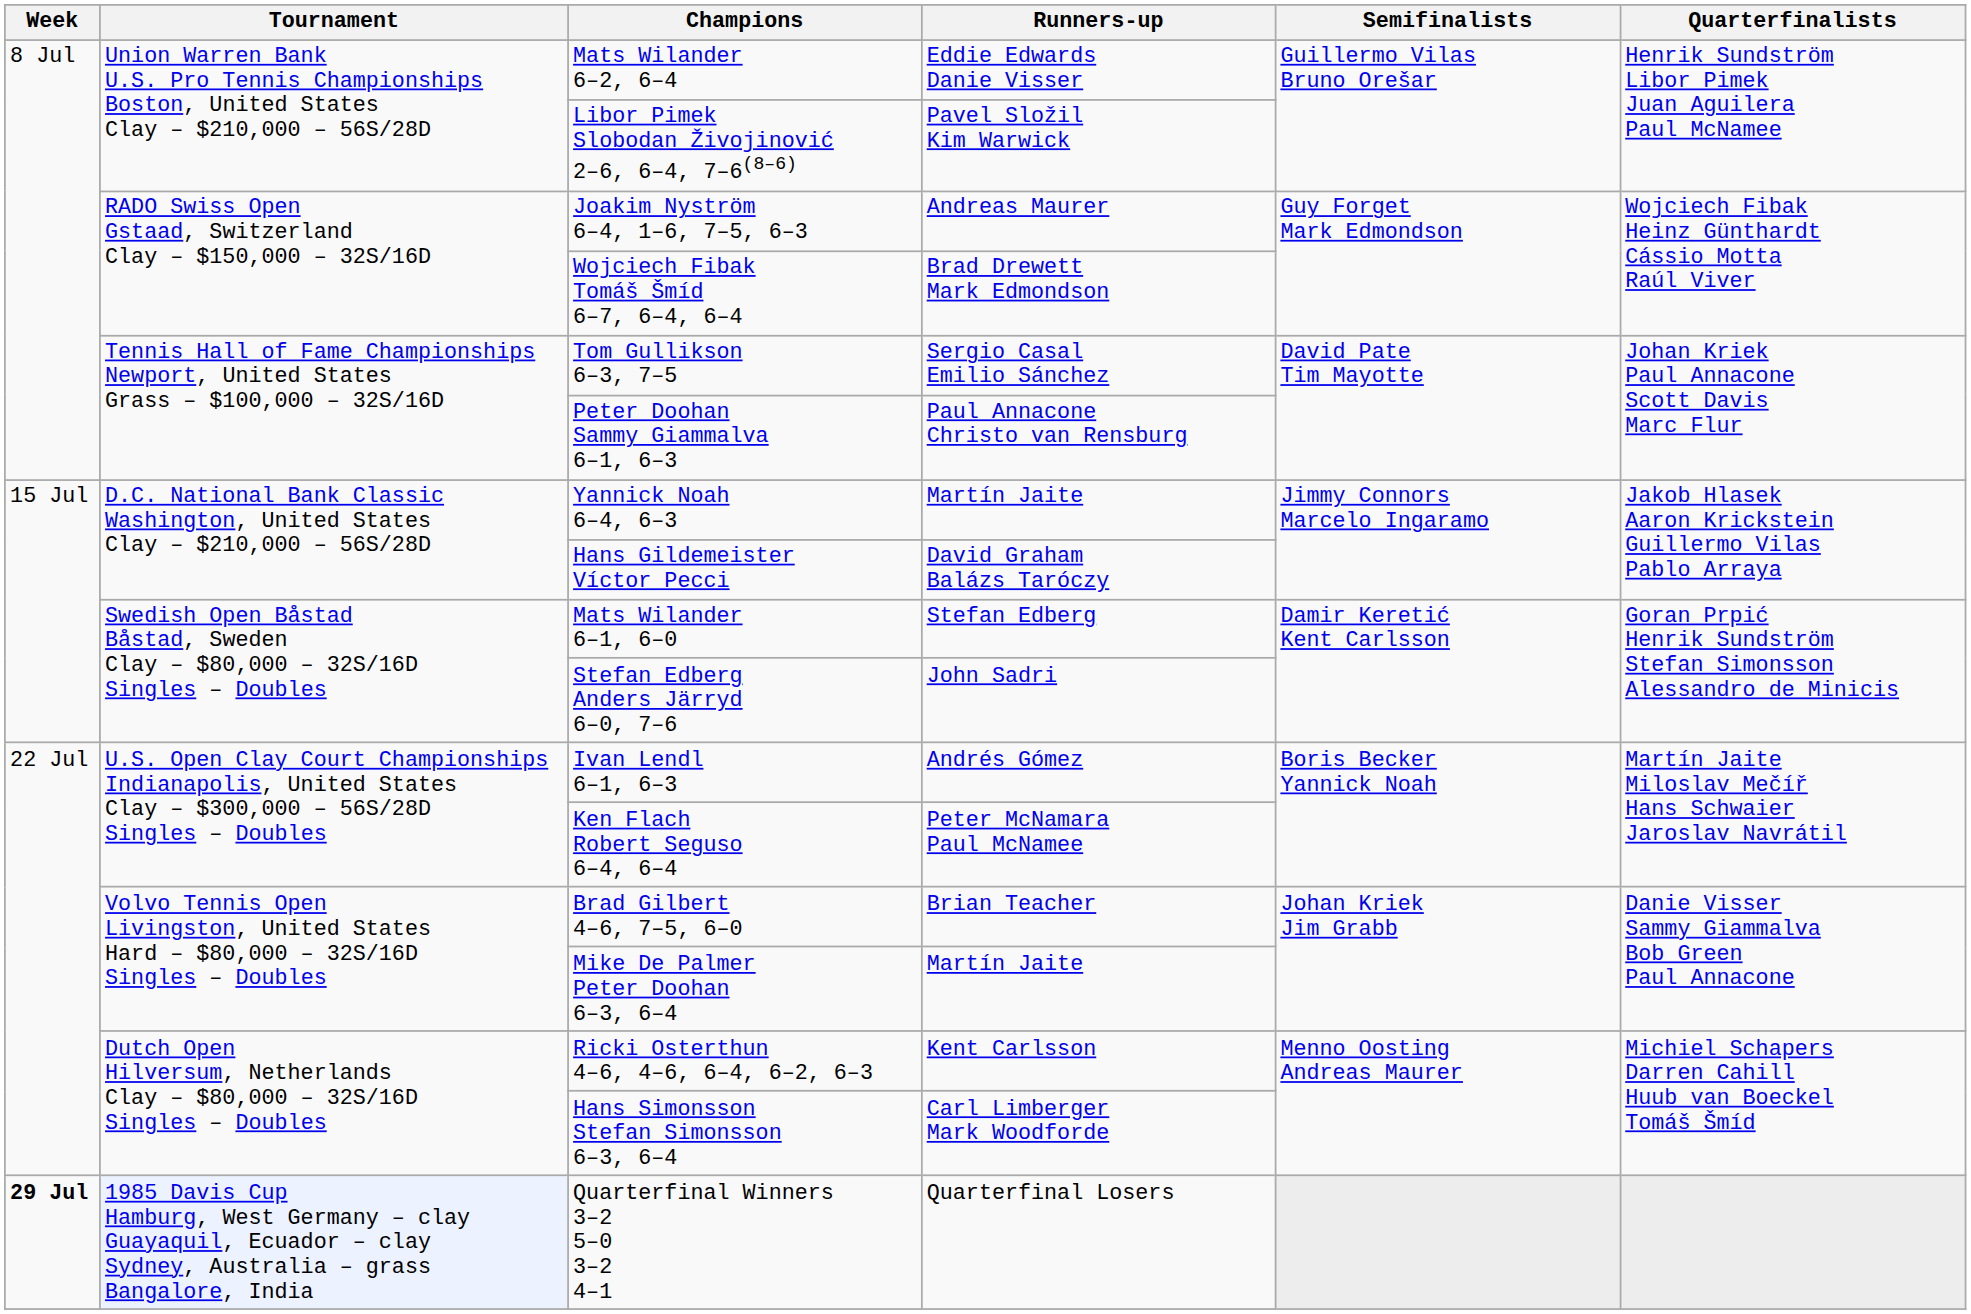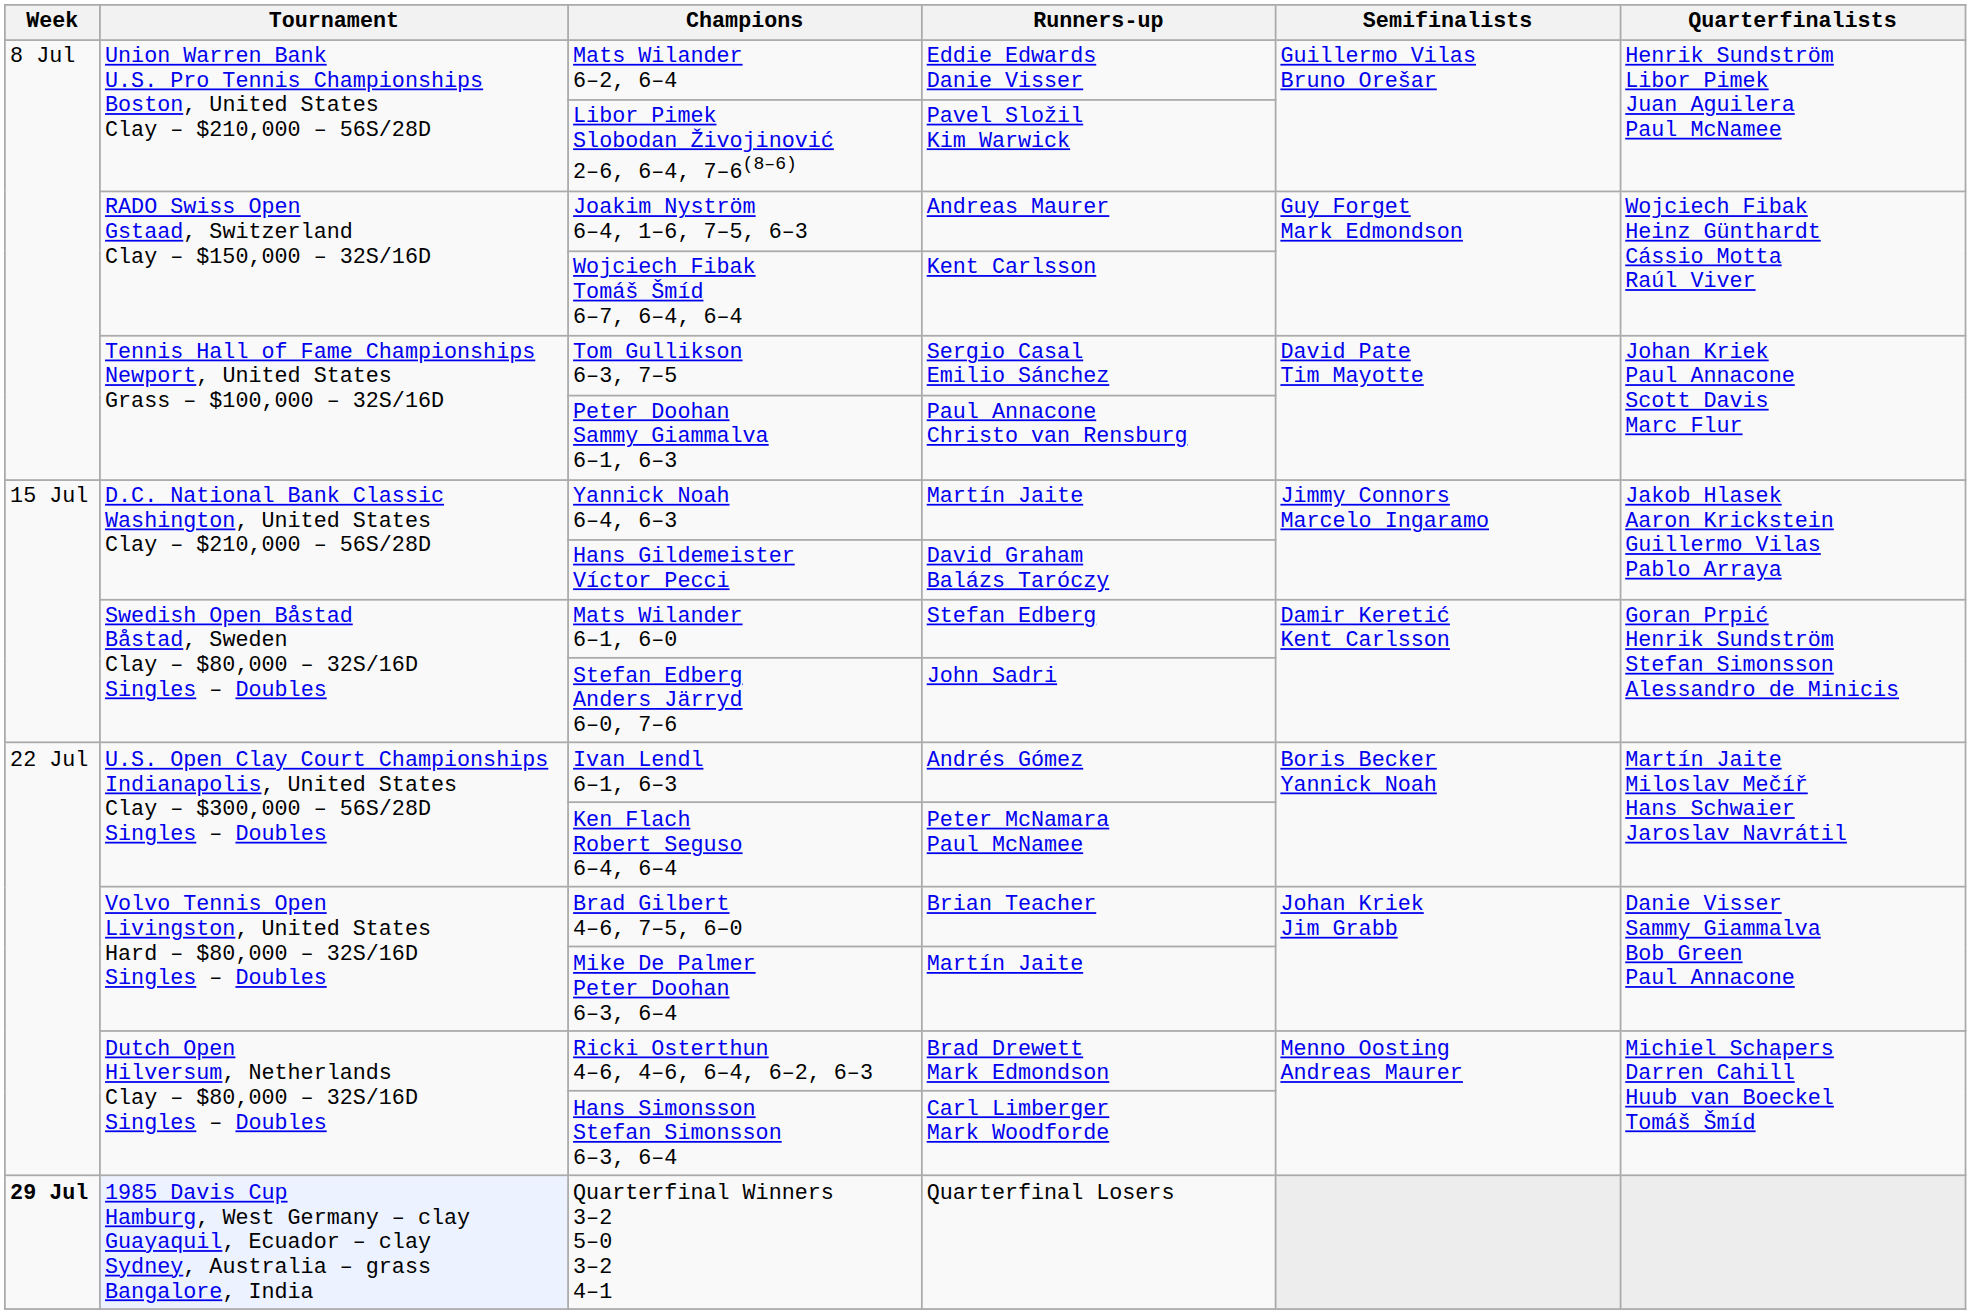(1018, 281) Brad Drewett Mark Edmondson -> (1011, 269) Kent Carlsson
(1011, 1049) Kent Carlsson -> (1018, 1061) Brad Drewett Mark Edmondson
